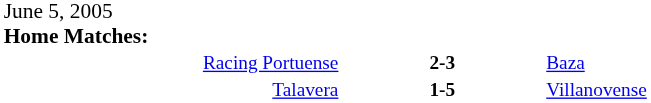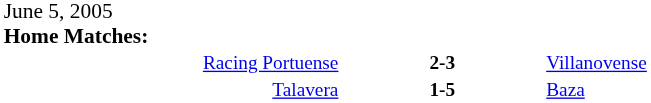(565, 63) Baza -> (597, 63) Villanovense
(597, 89) Villanovense -> (565, 89) Baza
